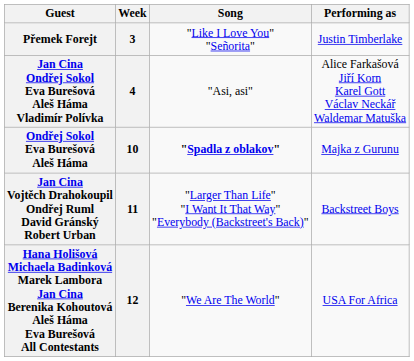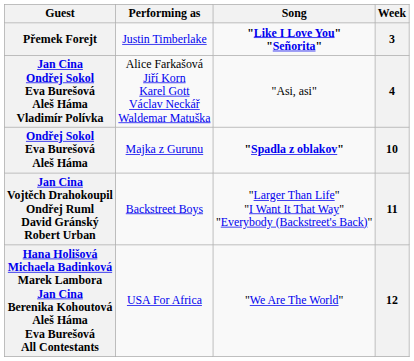columns swapped: (360, 13) <-> (133, 13)
(230, 39) normal -> (294, 39) bold
